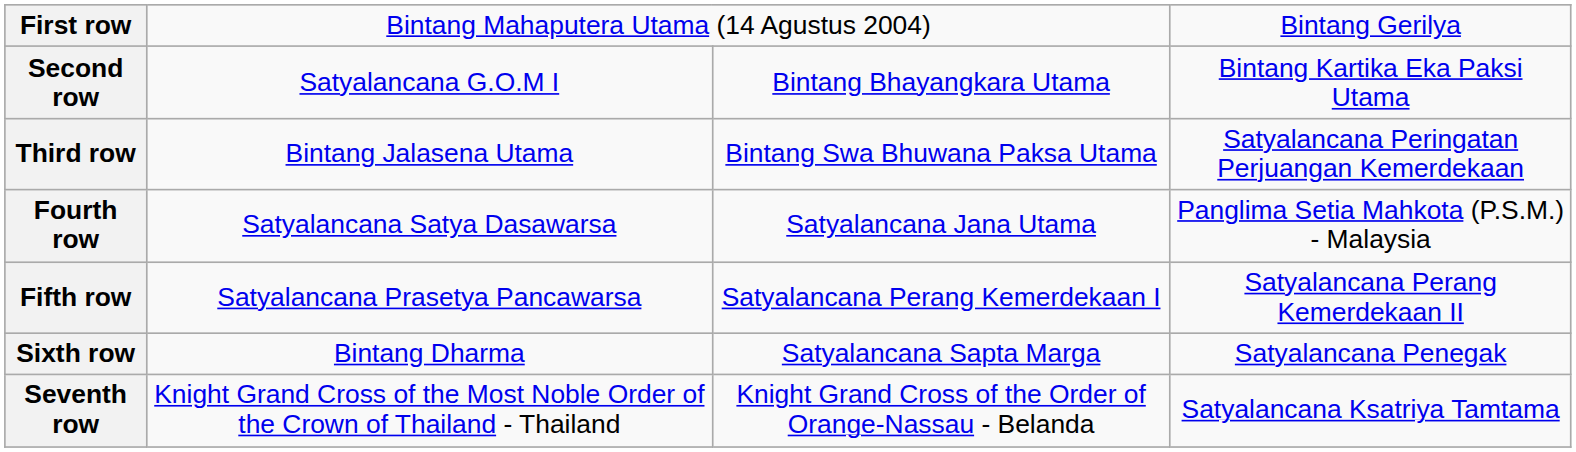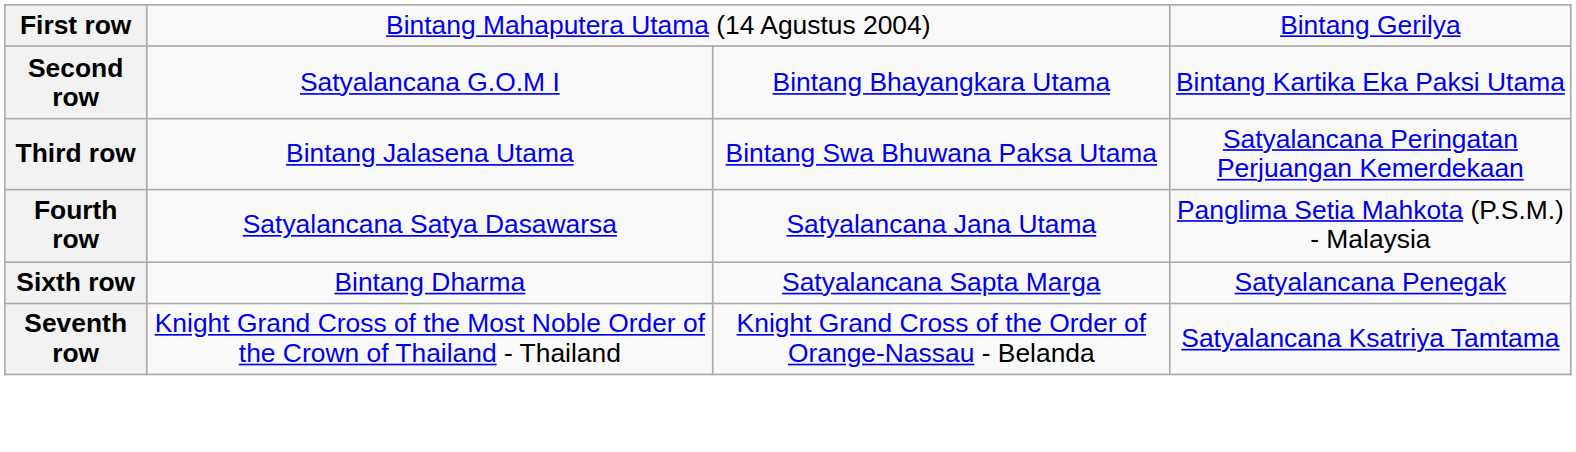- row: (76, 296)
